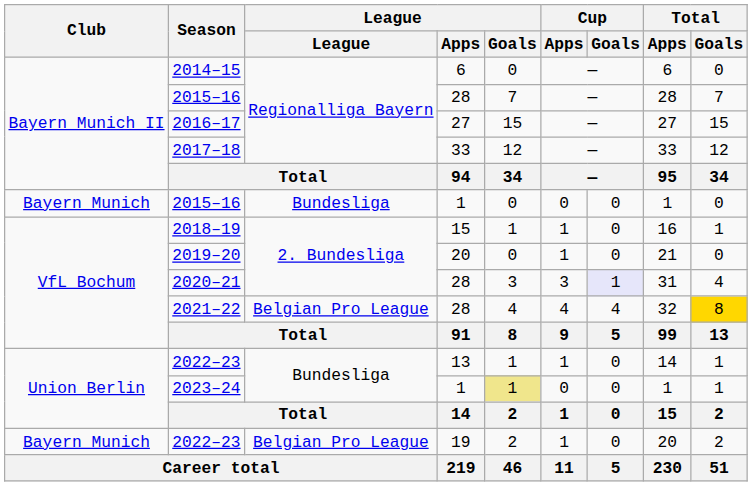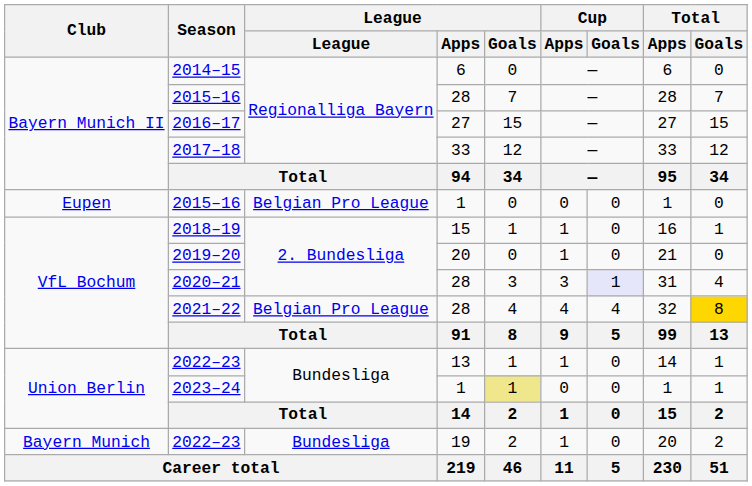(87, 203) Bayern Munich -> (87, 203) Eupen
(341, 203) Bundesliga -> (341, 203) Belgian Pro League
(341, 442) Belgian Pro League -> (341, 442) Bundesliga
